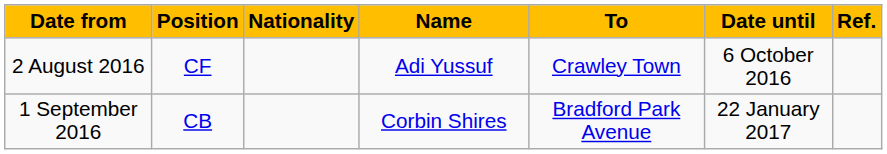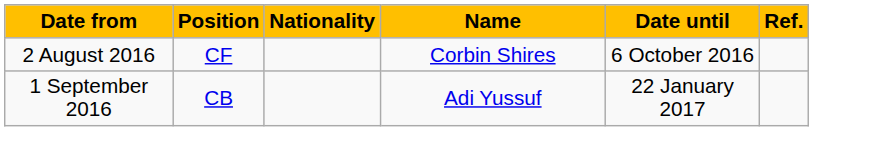- column: (616, 21)
(444, 66) Adi Yussuf -> (493, 54) Corbin Shires
(444, 122) Corbin Shires -> (493, 99) Adi Yussuf
